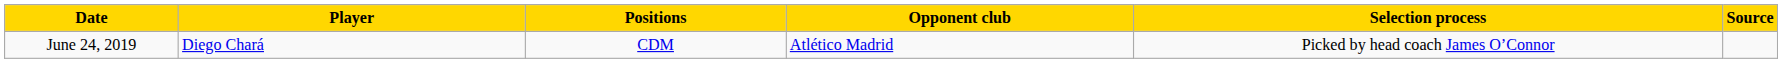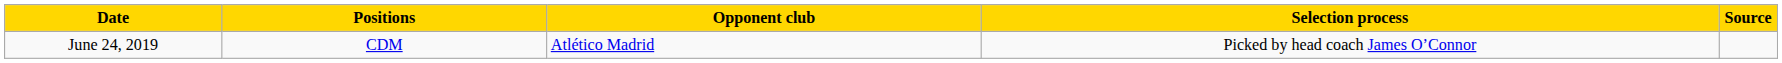- column: (352, 18)
